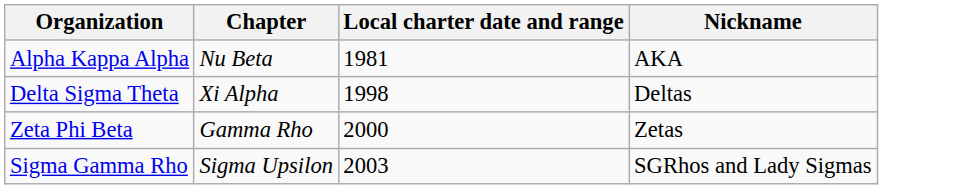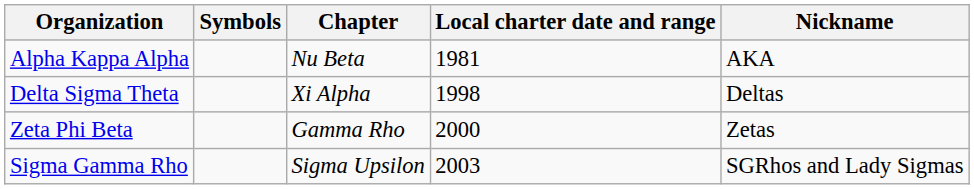+ column: (240, 22)
